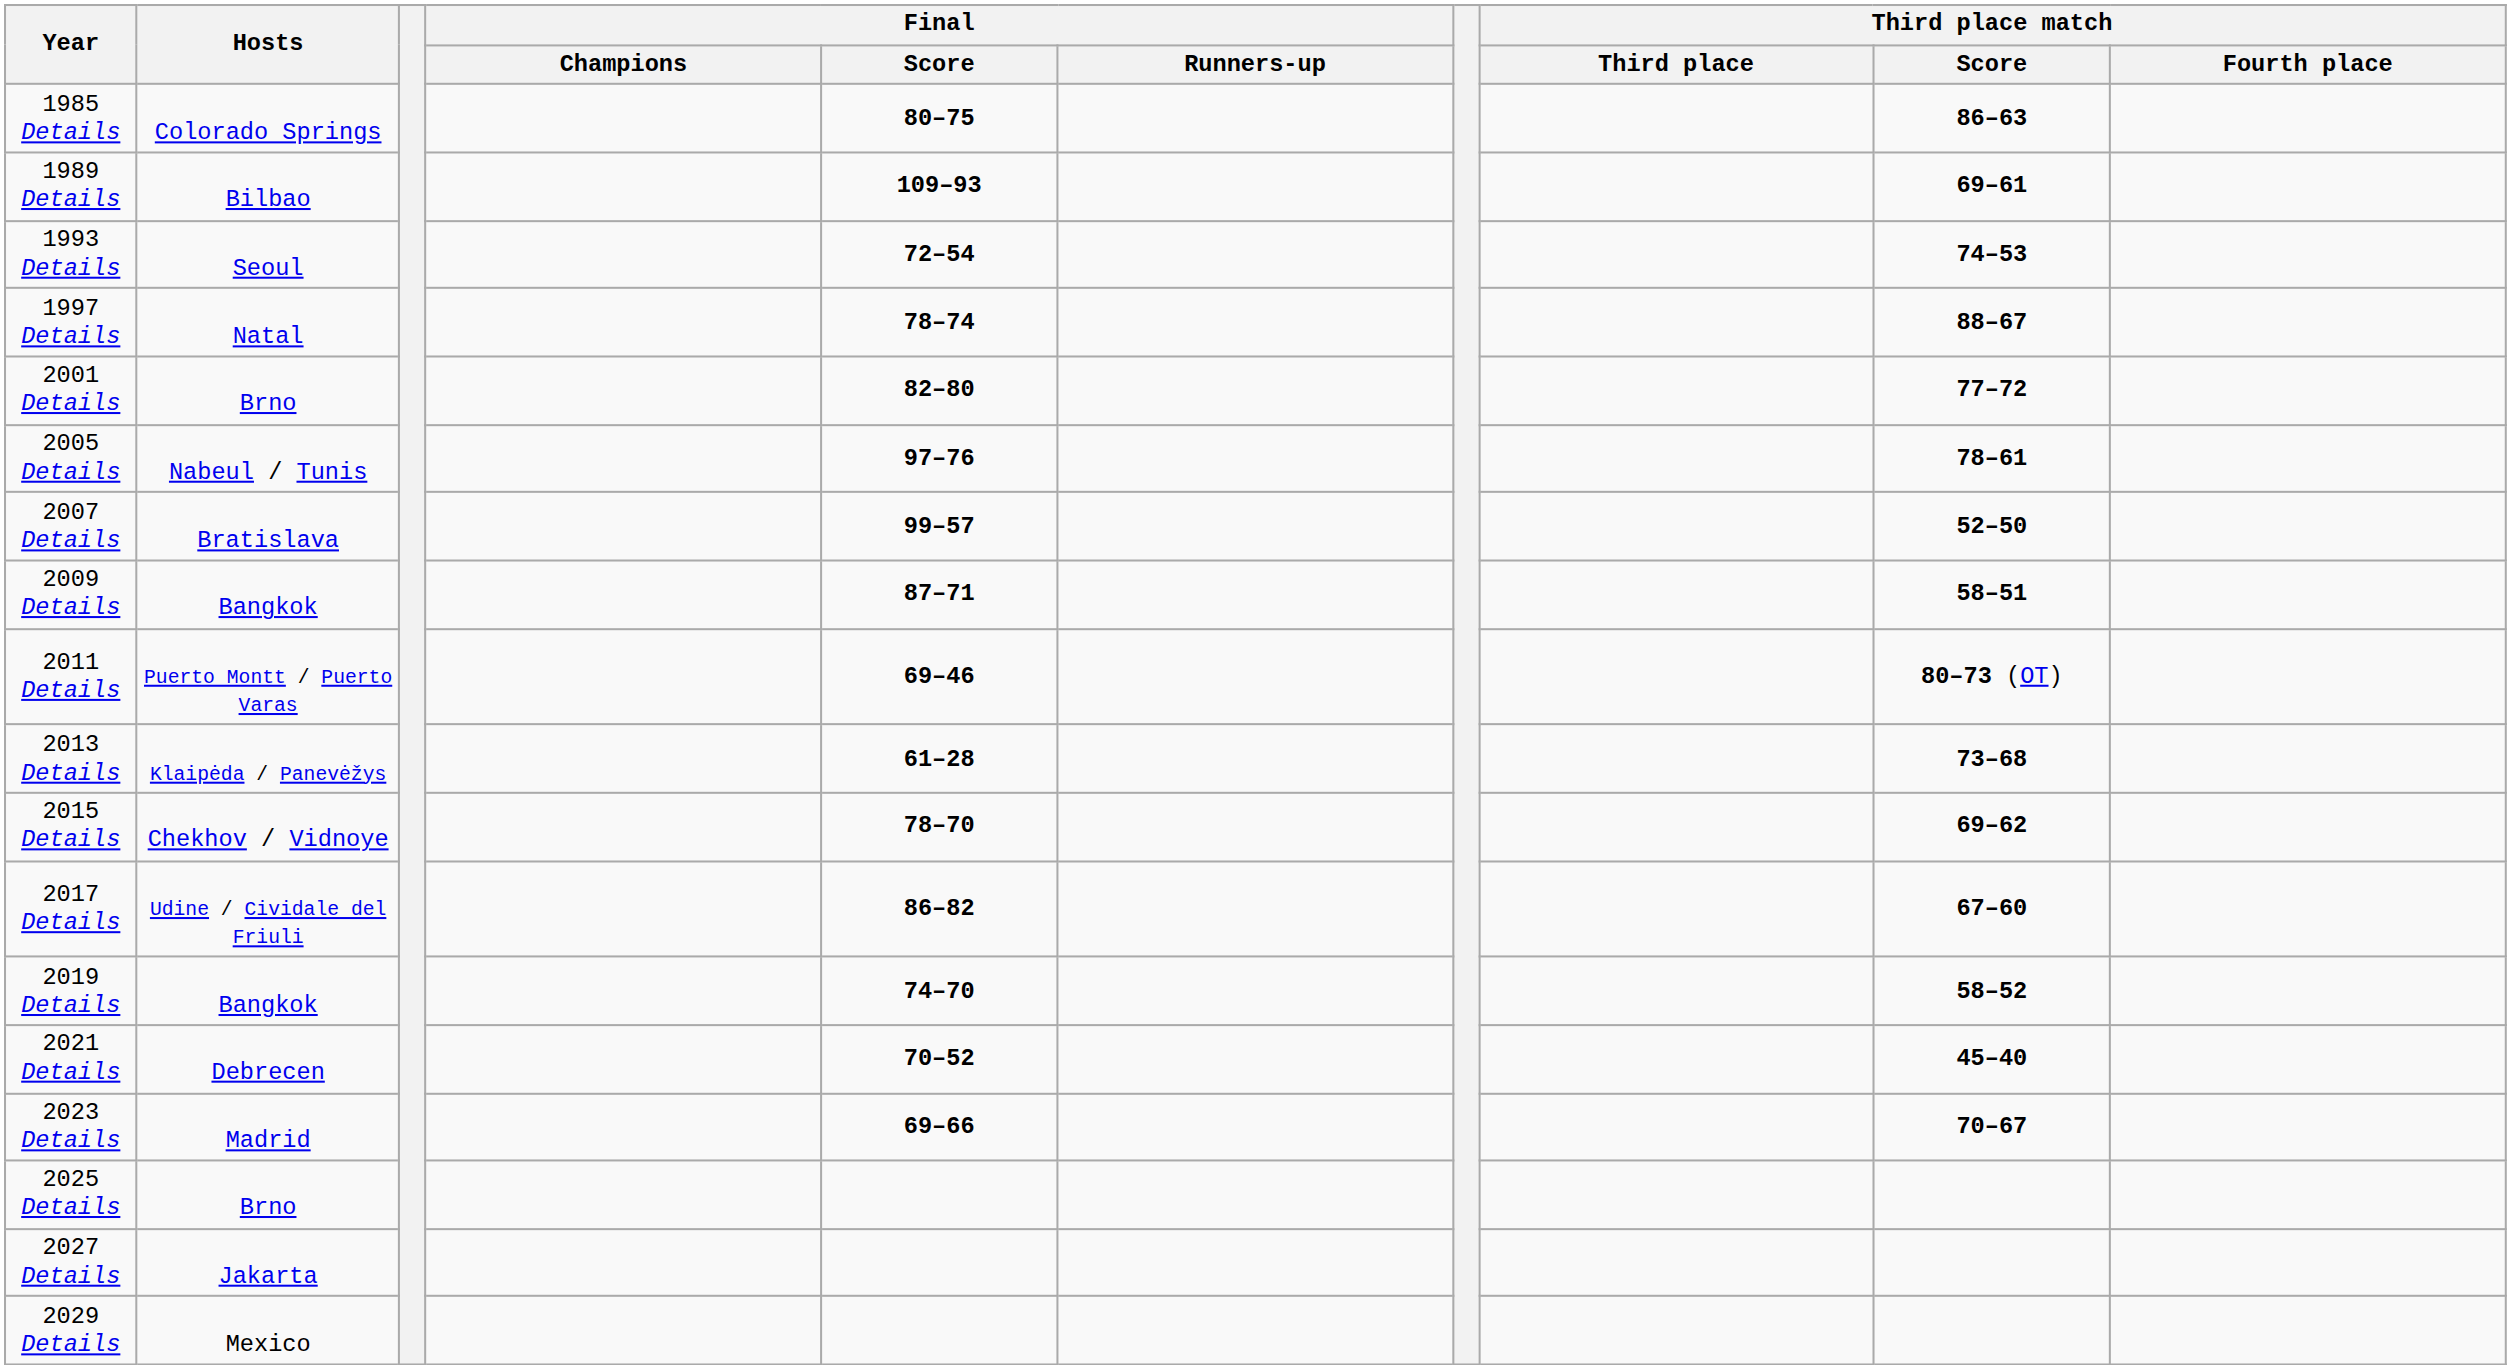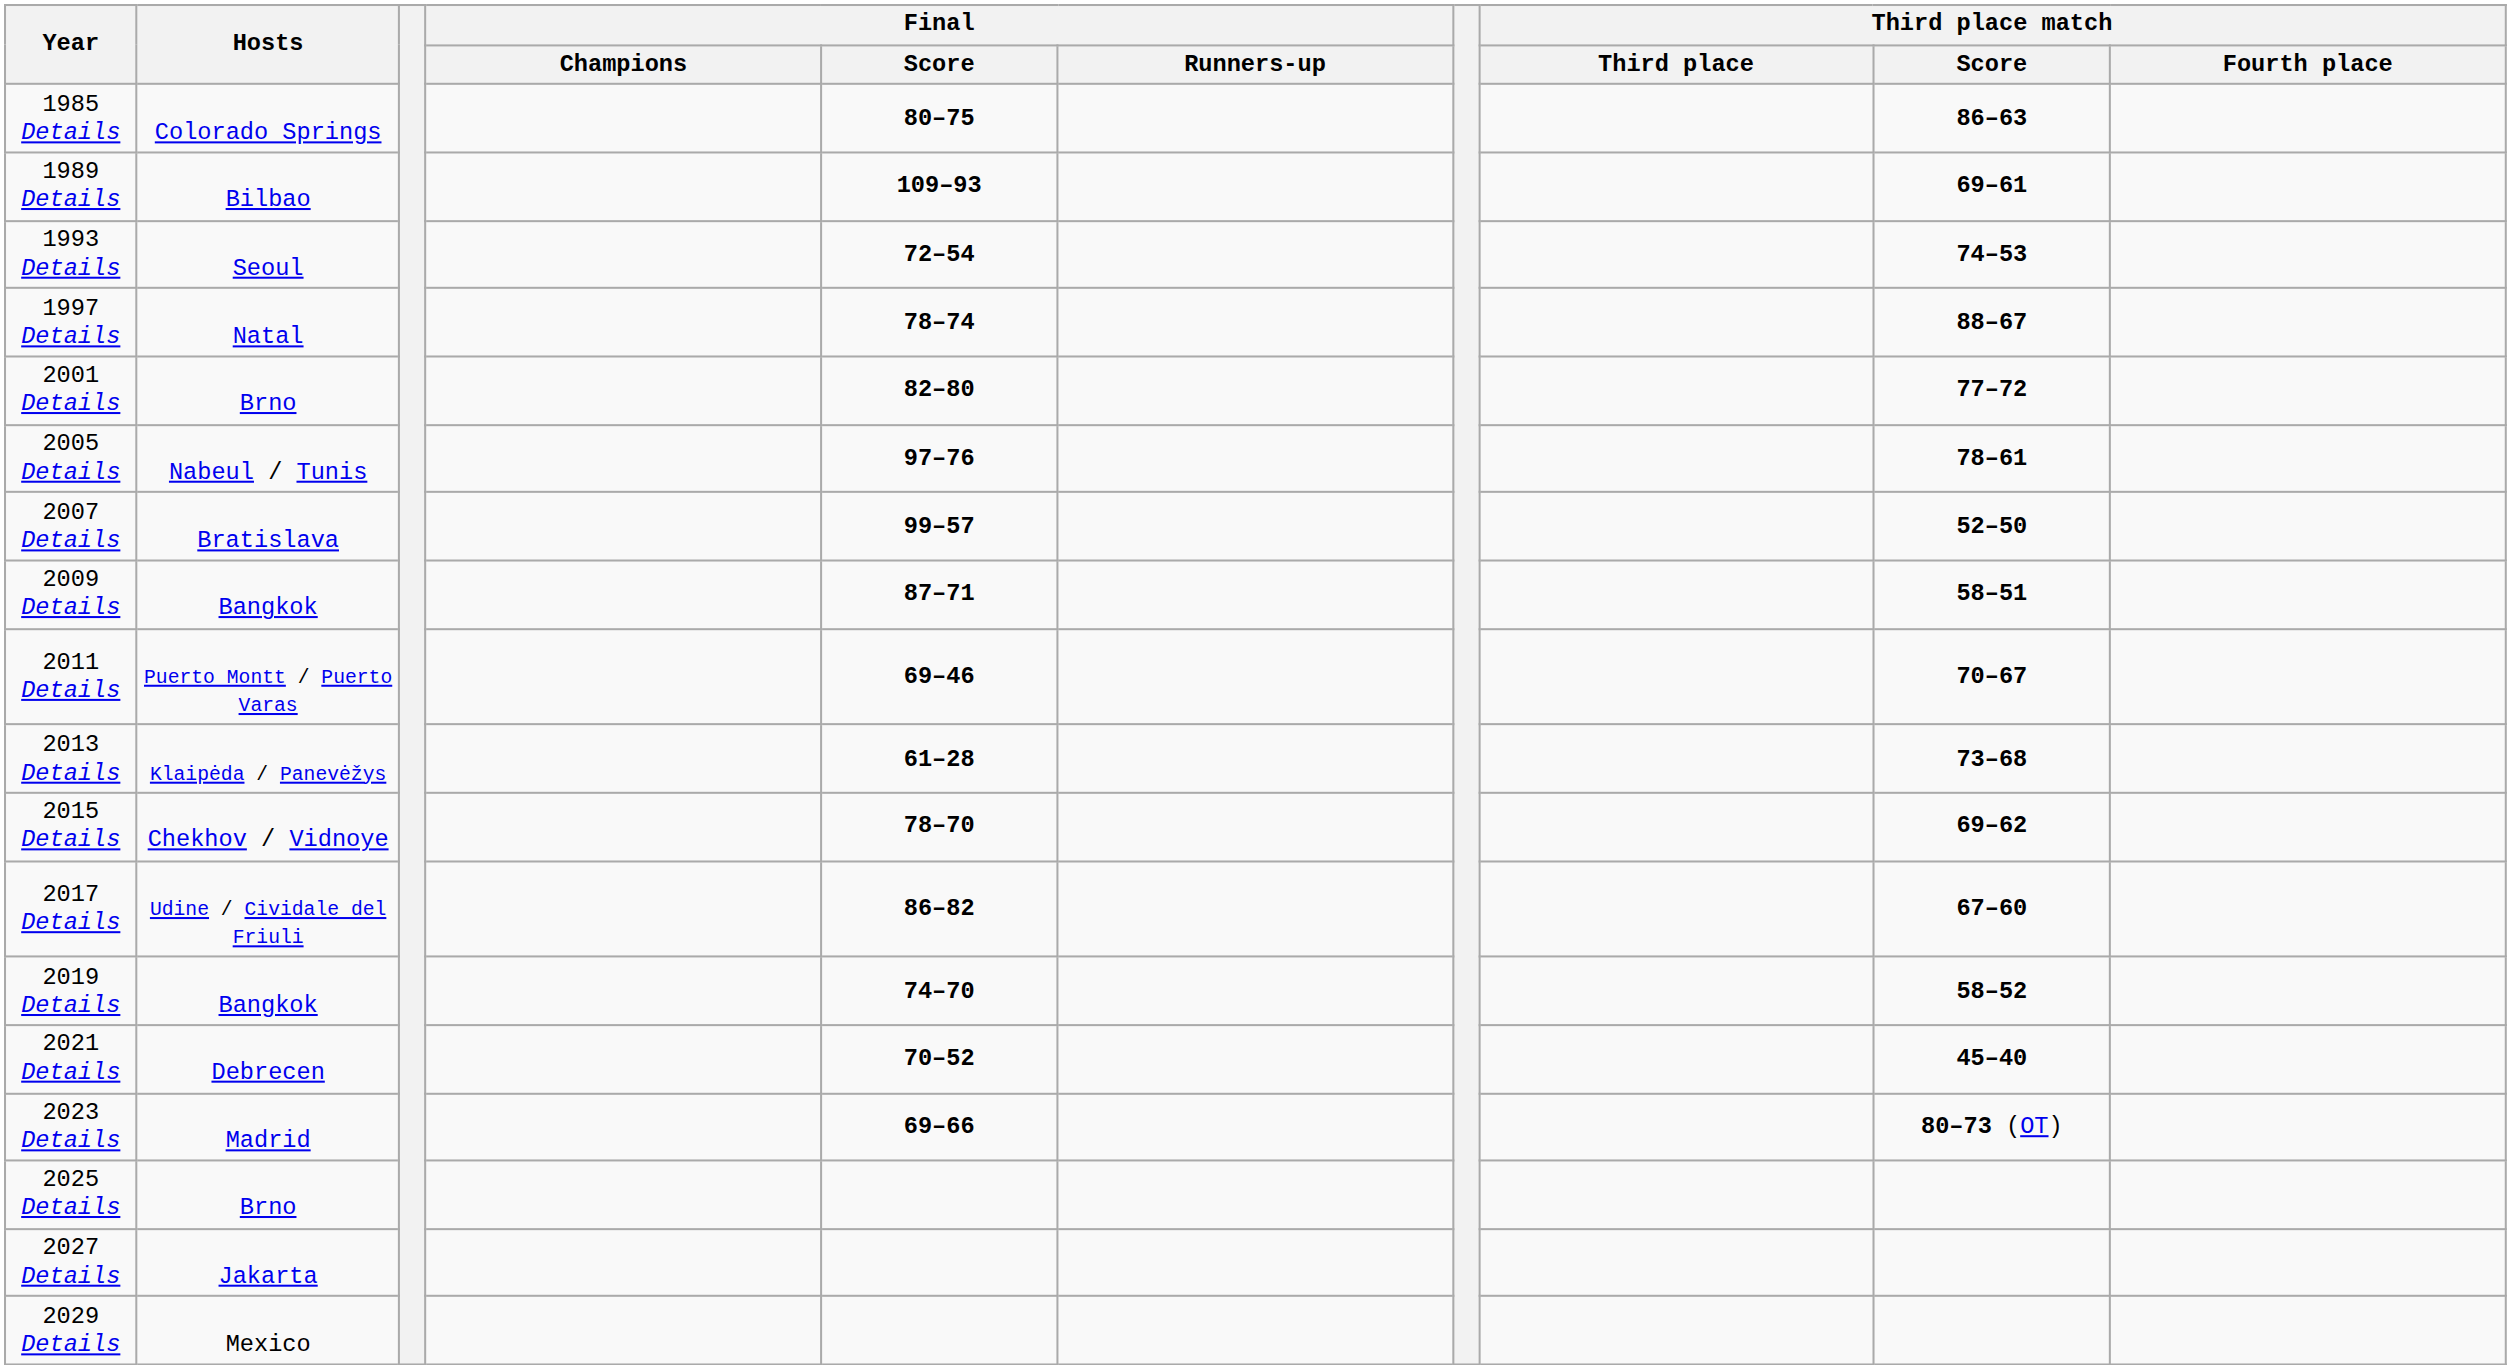(1992, 676) 80–73 (OT) -> (1992, 676) 70–67
(1992, 1126) 70–67 -> (1992, 1126) 80–73 (OT)
